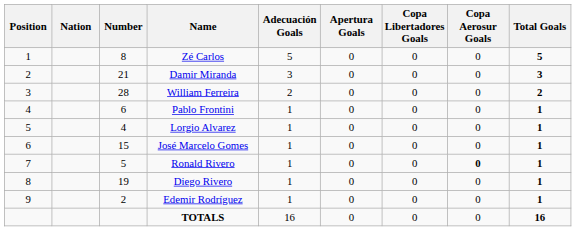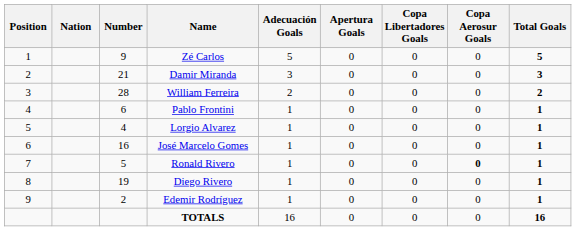(123, 56) 8 -> (123, 56) 9
(123, 145) 15 -> (123, 145) 16
